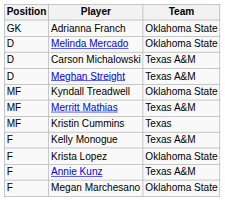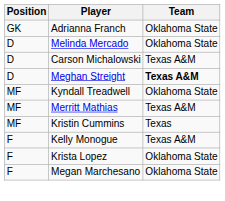(171, 76) normal -> (172, 76) bold
- row: (77, 172)
